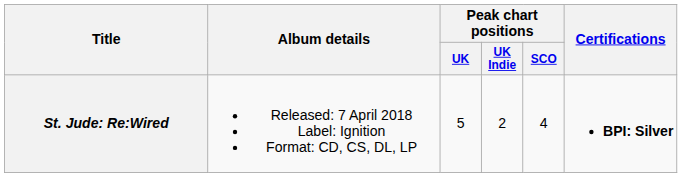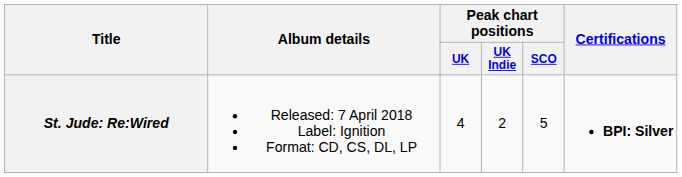(461, 123) 5 -> (461, 123) 4
(544, 123) 4 -> (544, 123) 5
